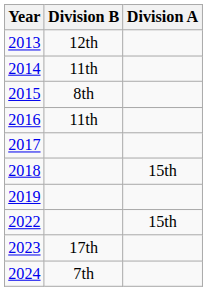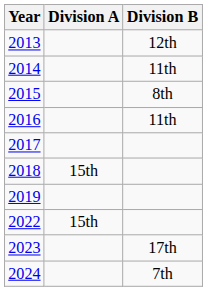columns swapped: (163, 17) <-> (84, 17)
